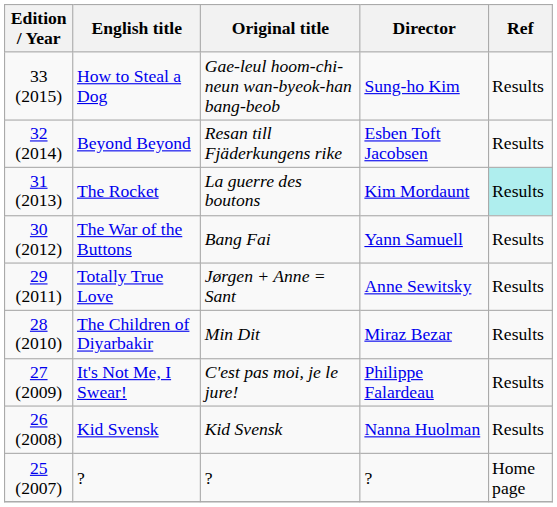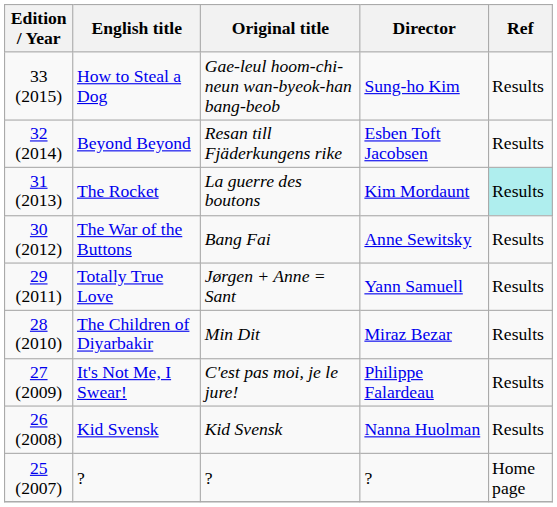(414, 239) Yann Samuell -> (418, 239) Anne Sewitsky
(418, 286) Anne Sewitsky -> (414, 286) Yann Samuell
